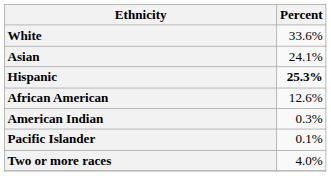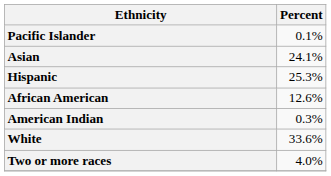rows swapped: (25, 35) <-> (51, 139)
(305, 77) bold -> (306, 77) normal
